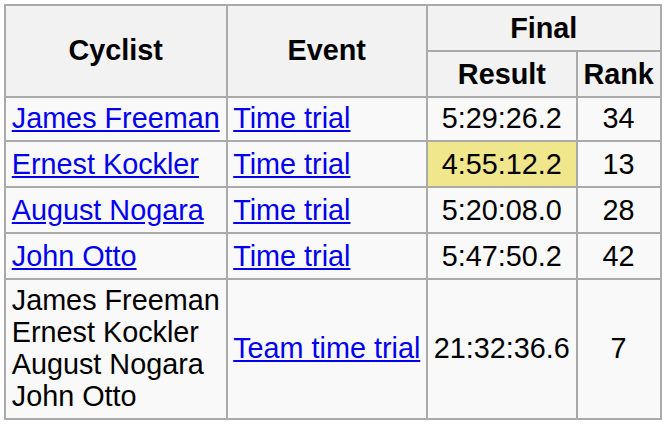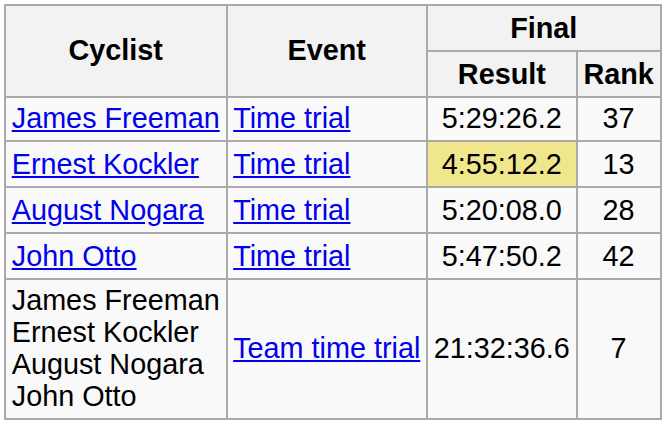(619, 119) 34 -> (619, 119) 37
